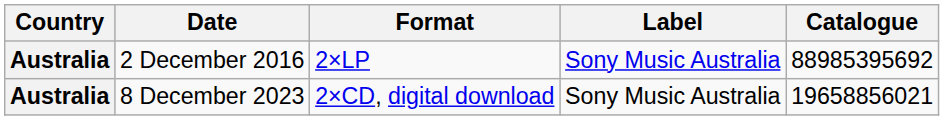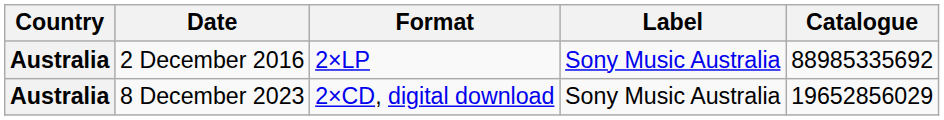(862, 59) 88985395692 -> (862, 59) 88985335692
(862, 96) 19658856021 -> (862, 96) 19652856029
